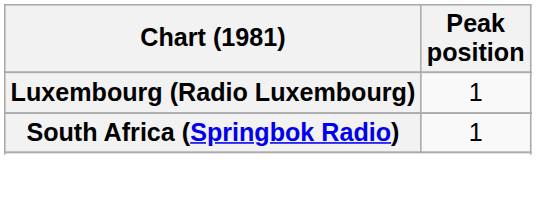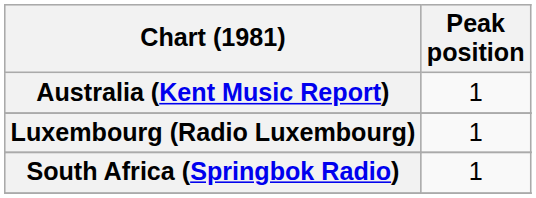+ row: (213, 92)
